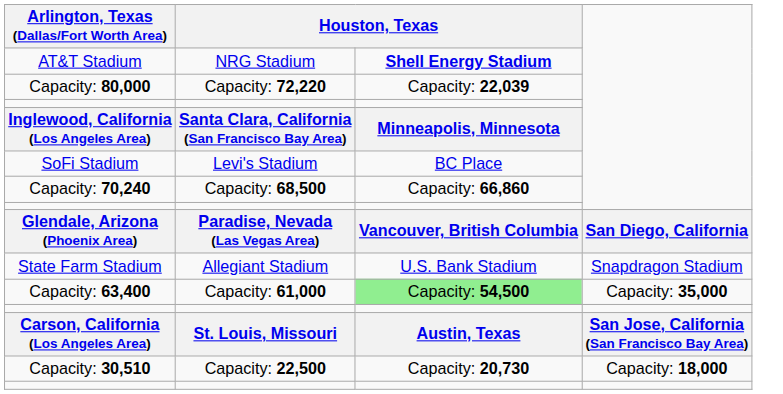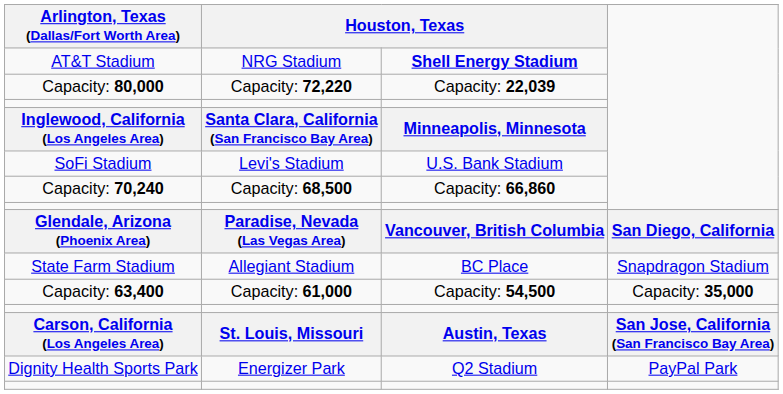(469, 163) BC Place -> (495, 163) U.S. Bank Stadium
(469, 266) U.S. Bank Stadium -> (495, 266) BC Place
(469, 291) lightgreen background -> (495, 291) no background
+ row: (103, 368)
- row: (90, 368)
